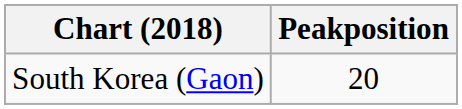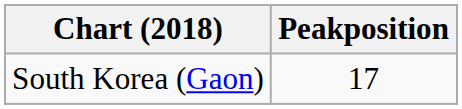(364, 78) 20 -> (364, 78) 17
